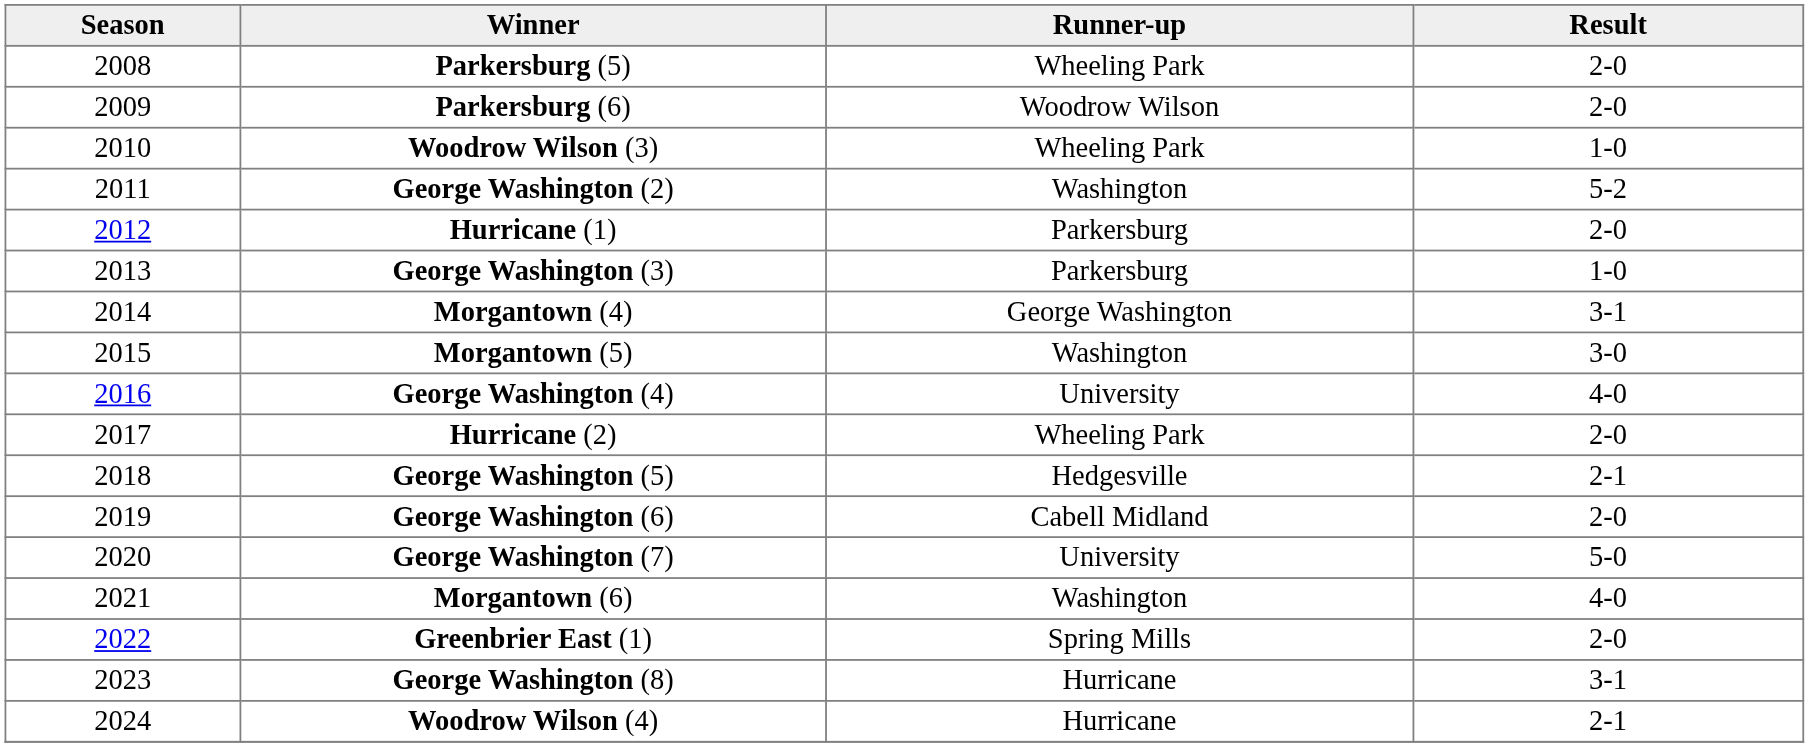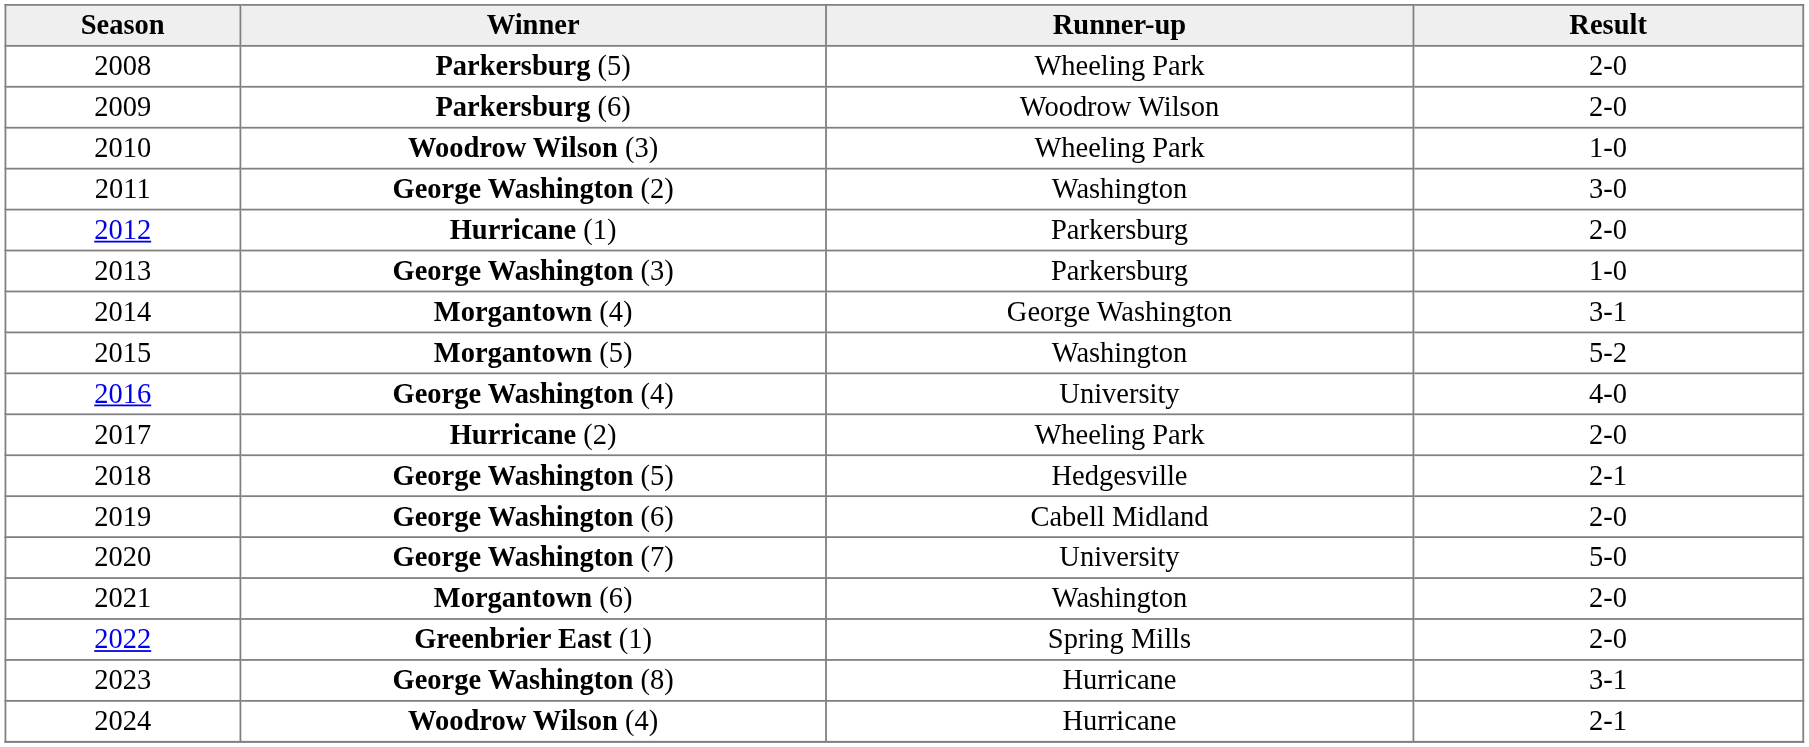(1608, 188) 5-2 -> (1608, 188) 3-0
(1608, 352) 3-0 -> (1608, 352) 5-2
(1608, 598) 4-0 -> (1608, 598) 2-0
